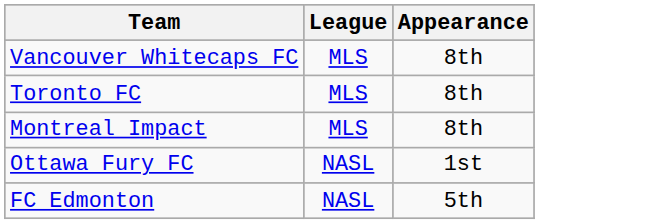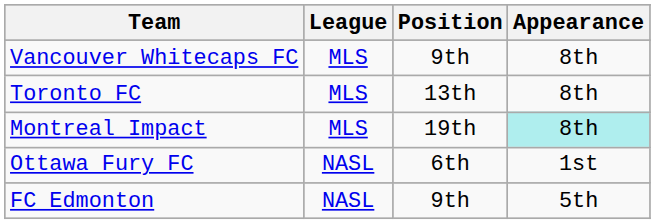+ column: (450, 23)
(463, 129) no background -> (579, 129) paleturquoise background
